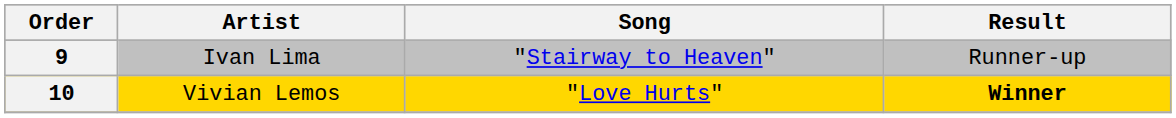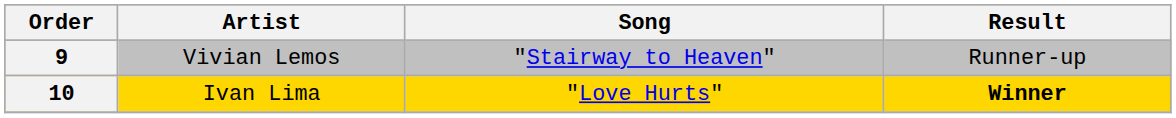(262, 58) Ivan Lima -> (262, 58) Vivian Lemos
(262, 94) Vivian Lemos -> (262, 94) Ivan Lima
